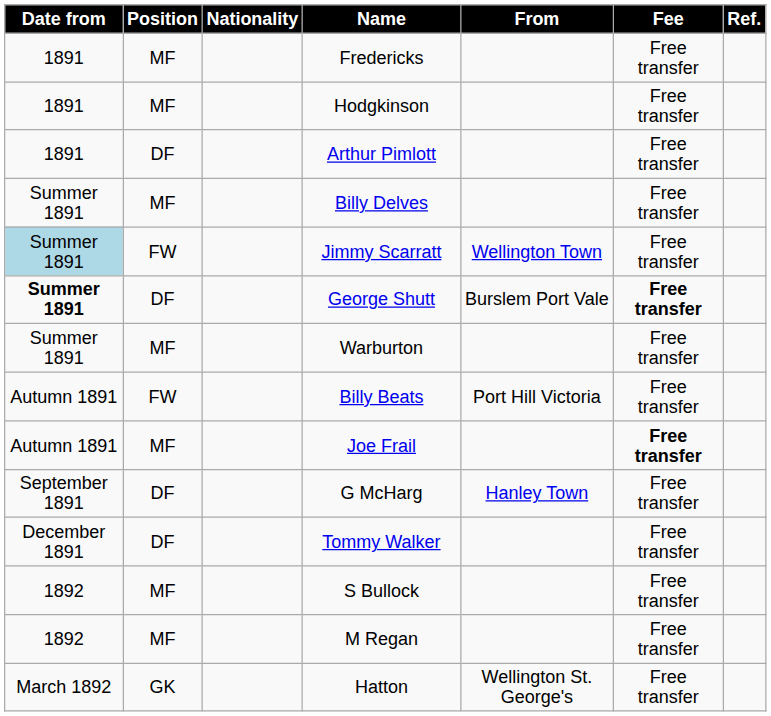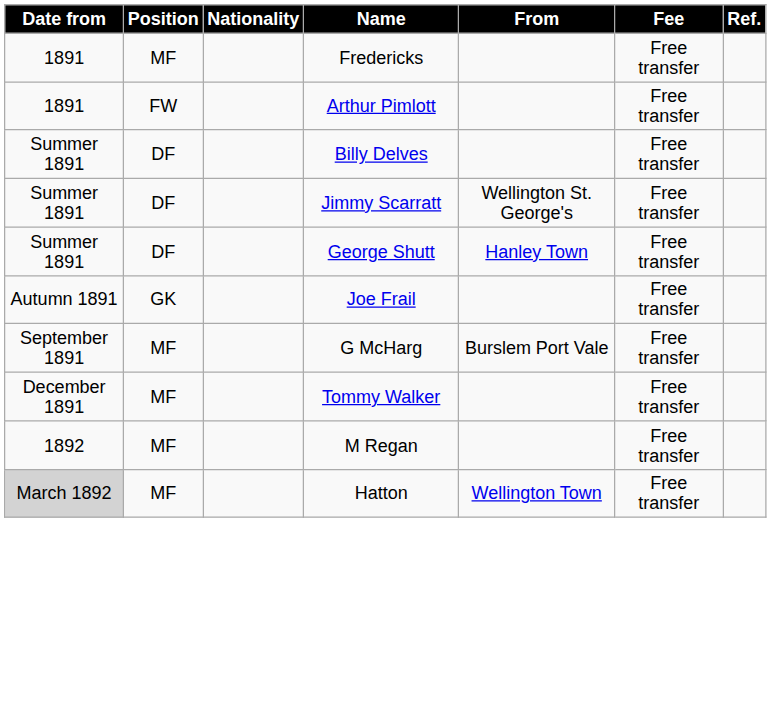- row: (381, 106)
(162, 155) DF -> (163, 106) FW
(162, 203) MF -> (163, 155) DF
(64, 251) lightblue background -> (64, 203) no background
(162, 251) FW -> (163, 203) DF
(537, 251) Wellington Town -> (537, 203) Wellington St. George's
(64, 300) bold -> (64, 251) normal
(537, 300) Burslem Port Vale -> (537, 251) Hanley Town
(668, 300) bold -> (669, 251) normal
- row: (381, 348)
- row: (381, 397)
(162, 445) MF -> (163, 300) GK
(668, 445) bold -> (669, 300) normal
(162, 494) DF -> (163, 348) MF
(537, 494) Hanley Town -> (537, 348) Burslem Port Vale
(162, 542) DF -> (163, 397) MF
- row: (381, 590)
(64, 687) no background -> (64, 494) lightgrey background
(162, 687) GK -> (163, 494) MF
(537, 687) Wellington St. George's -> (537, 494) Wellington Town
